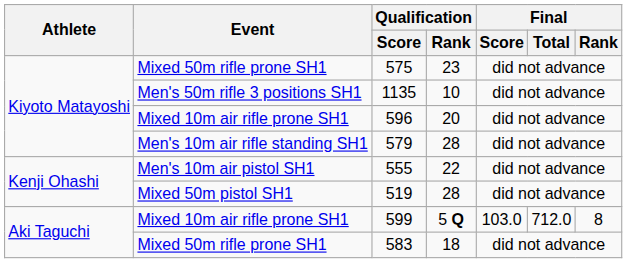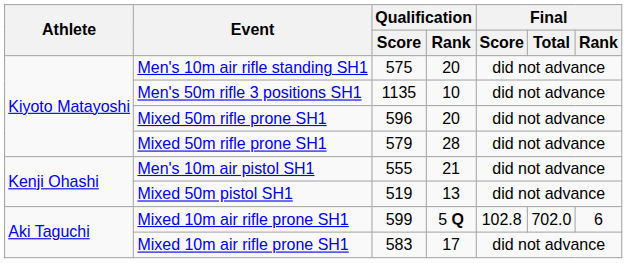(232, 68) Mixed 50m rifle prone SH1 -> (253, 68) Men's 10m air rifle standing SH1
(451, 68) 23 -> (451, 68) 20
(243, 119) Mixed 10m air rifle prone SH1 -> (232, 119) Mixed 50m rifle prone SH1
(253, 144) Men's 10m air rifle standing SH1 -> (232, 144) Mixed 50m rifle prone SH1
(451, 169) 22 -> (451, 169) 21
(451, 194) 28 -> (451, 194) 13
(502, 220) 103.0 -> (502, 220) 102.8
(551, 220) 712.0 -> (551, 220) 702.0
(598, 220) 8 -> (598, 220) 6
(232, 245) Mixed 50m rifle prone SH1 -> (243, 245) Mixed 10m air rifle prone SH1
(451, 245) 18 -> (451, 245) 17
